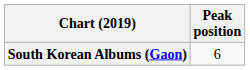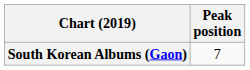(217, 53) 6 -> (217, 53) 7
